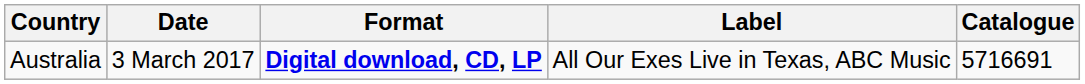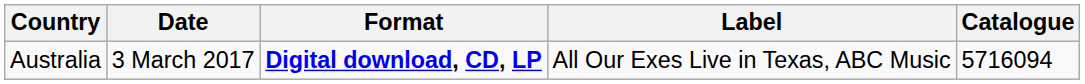(1007, 60) 5716691 -> (1007, 60) 5716094
